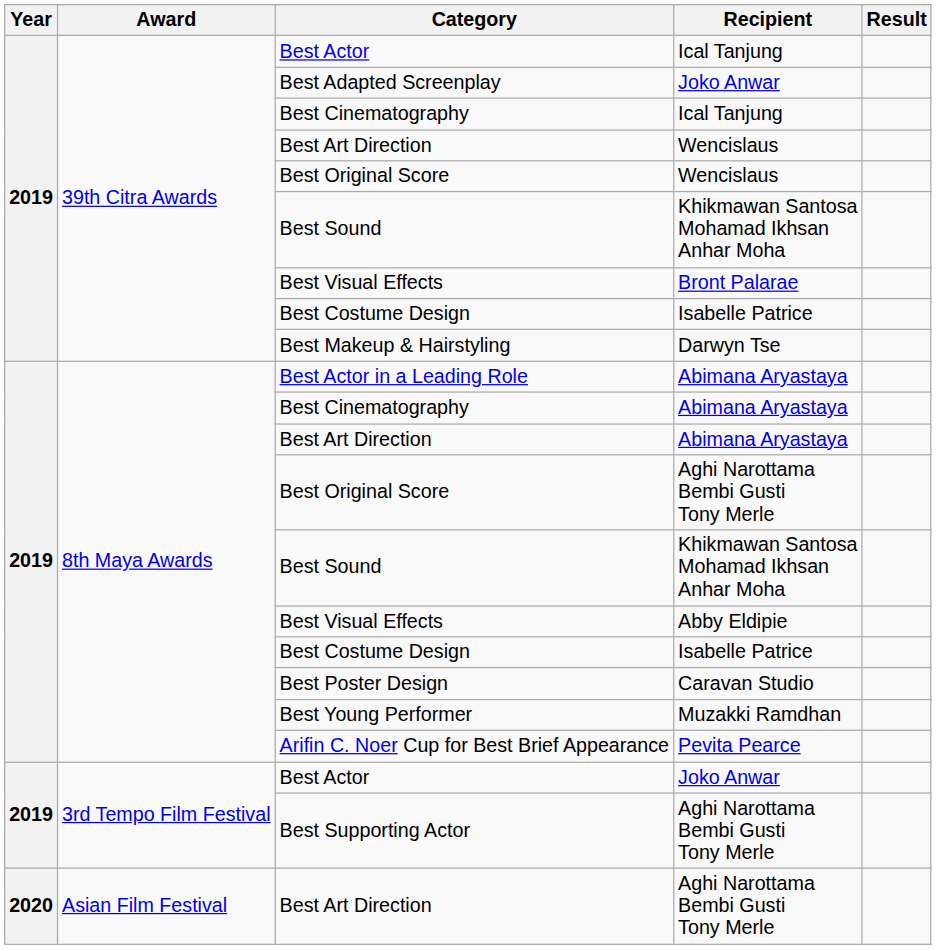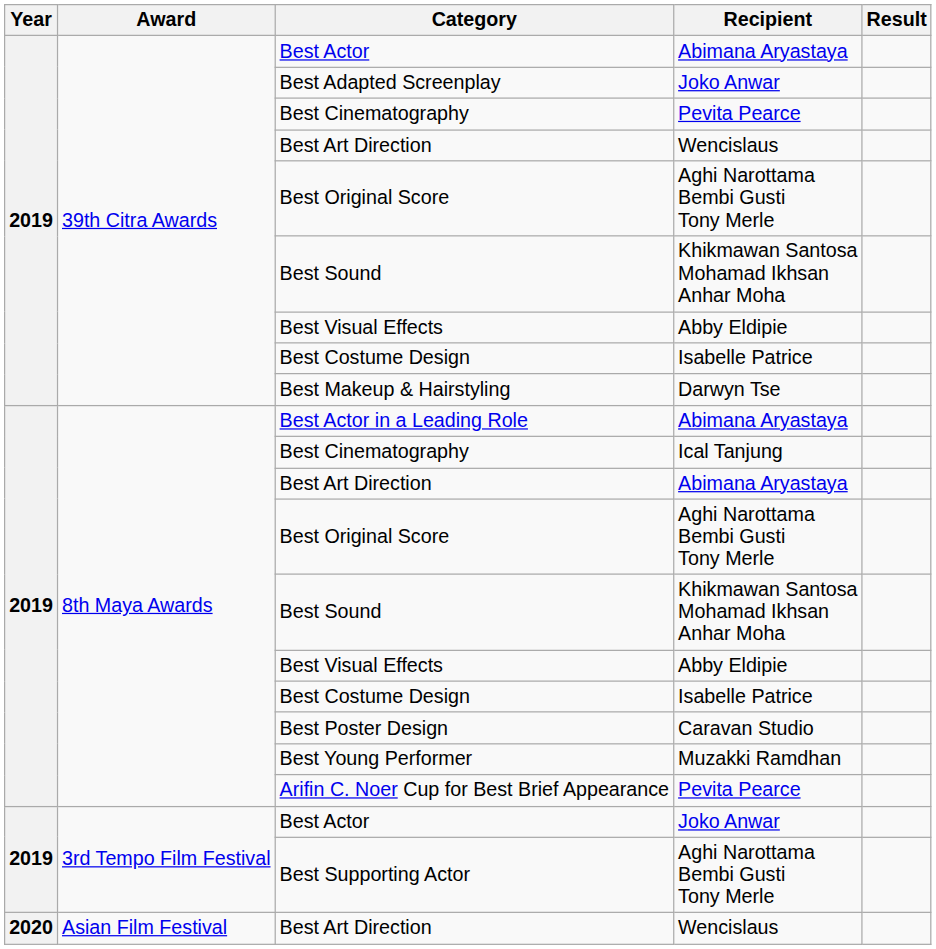(730, 51) Ical Tanjung -> (763, 51) Abimana Aryastaya
(730, 113) Ical Tanjung -> (739, 113) Pevita Pearce
(728, 176) Wencislaus -> (746, 198) Aghi Narottama Bembi Gusti Tony Merle
(738, 282) Bront Palarae -> (733, 327) Abby Eldipie
(763, 407) Abimana Aryastaya -> (730, 451) Ical Tanjung
(746, 906) Aghi Narottama Bembi Gusti Tony Merle -> (728, 928) Wencislaus
